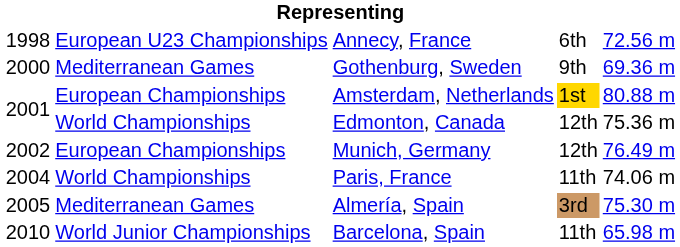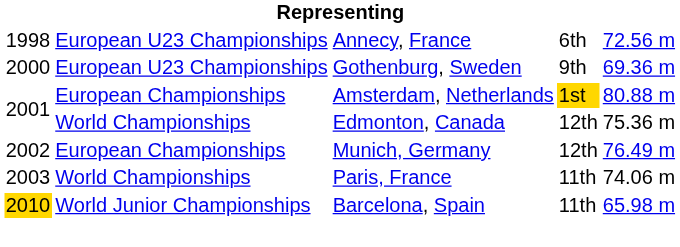(155, 67) Mediterranean Games -> (191, 67) European U23 Championships
(28, 177) 2004 -> (28, 177) 2003
- row: (398, 205)
(28, 232) no background -> (28, 205) gold background
